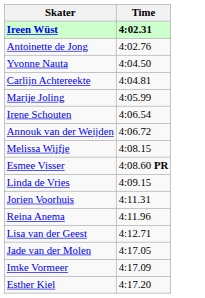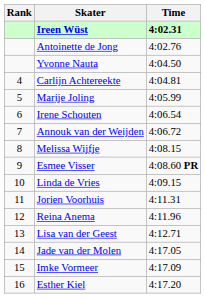+ column: (19, 13)
